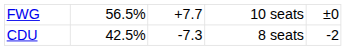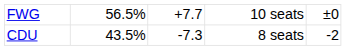(126, 35) 42.5% -> (126, 35) 43.5%
